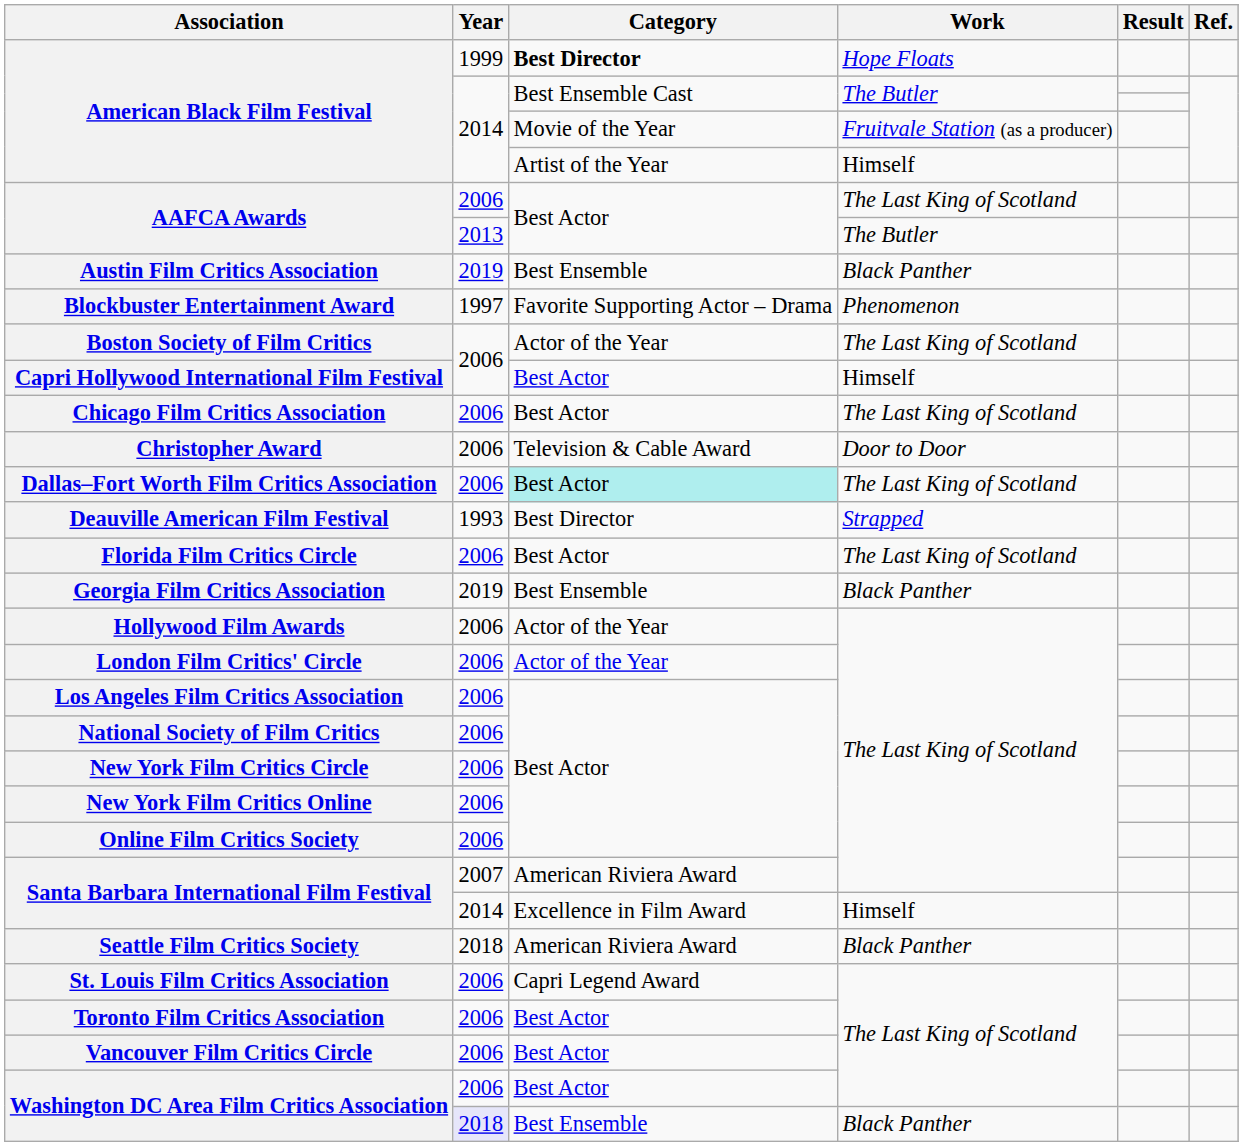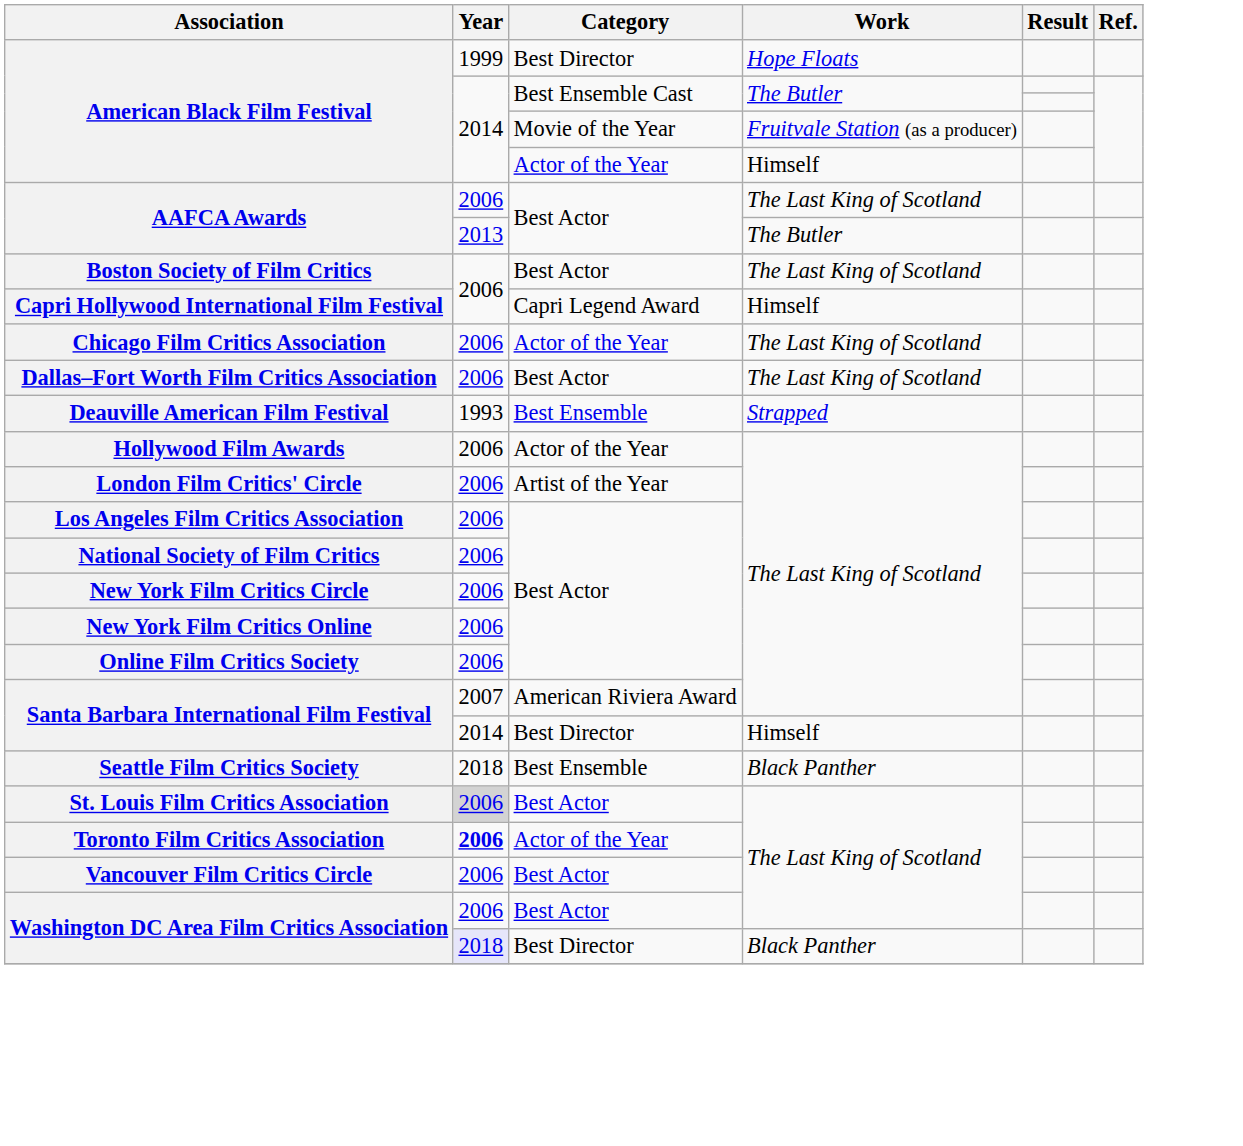(577, 57) bold -> (574, 57) normal
(591, 164) Artist of the Year -> (591, 164) Actor of the Year
- row: (229, 270)
- row: (229, 306)
(591, 341) Actor of the Year -> (561, 270) Best Actor
(561, 377) Best Actor -> (606, 306) Capri Legend Award
(561, 413) Best Actor -> (591, 341) Actor of the Year
- row: (229, 448)
(561, 484) paleturquoise background -> (561, 377) no background
(574, 519) Best Director -> (580, 413) Best Ensemble
- row: (229, 555)
- row: (229, 590)
(591, 661) Actor of the Year -> (591, 484) Artist of the Year
(630, 910) Excellence in Film Award -> (574, 732) Best Director
(625, 945) American Riviera Award -> (580, 768) Best Ensemble
(481, 981) no background -> (481, 803) lightgrey background
(606, 981) Capri Legend Award -> (561, 803) Best Actor
(481, 1016) normal -> (481, 839) bold
(561, 1016) Best Actor -> (591, 839) Actor of the Year
(580, 1123) Best Ensemble -> (574, 945) Best Director
